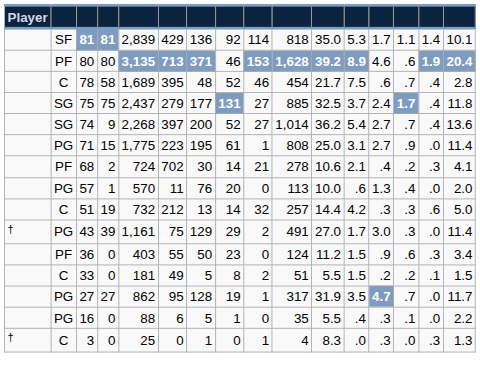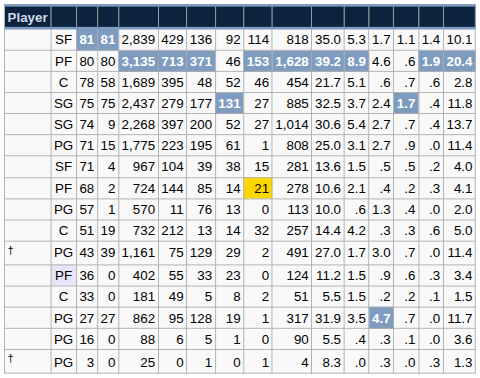(357, 82) 7.5 -> (357, 82) 5.1
(435, 82) .4 -> (435, 82) .6
(328, 125) 36.2 -> (328, 125) 30.6
(459, 125) 13.6 -> (459, 125) 13.7
+ row: (87, 167)
(172, 167) 702 -> (172, 188) 144
(205, 167) 30 -> (205, 188) 85
(262, 167) no background -> (262, 188) gold background
(233, 188) 20 -> (233, 209) 13
(410, 232) .3 -> (410, 253) .7
(64, 254) no background -> (64, 276) lavender background
(144, 254) 403 -> (144, 276) 402
(205, 254) 50 -> (205, 276) 33
(301, 318) 35 -> (301, 339) 90
(463, 318) 2.2 -> (463, 339) 3.6
(64, 340) C -> (64, 362) PG
